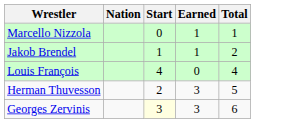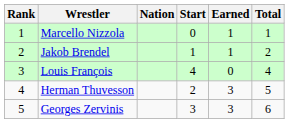+ column: (21, 14)
(159, 109) lightyellow background -> (193, 109) no background
